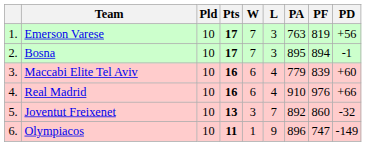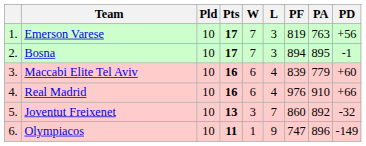columns swapped: (321, 14) <-> (297, 14)
